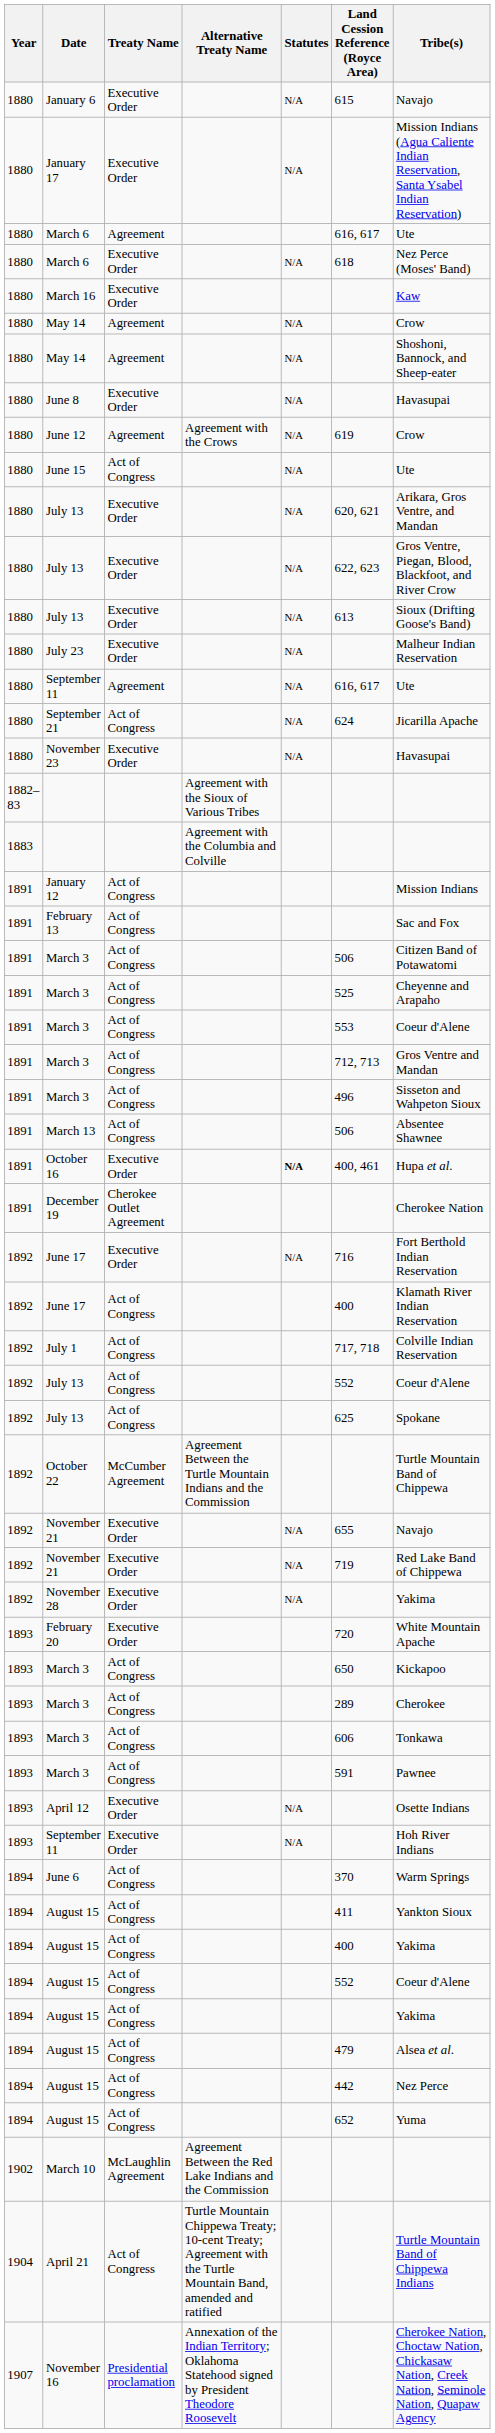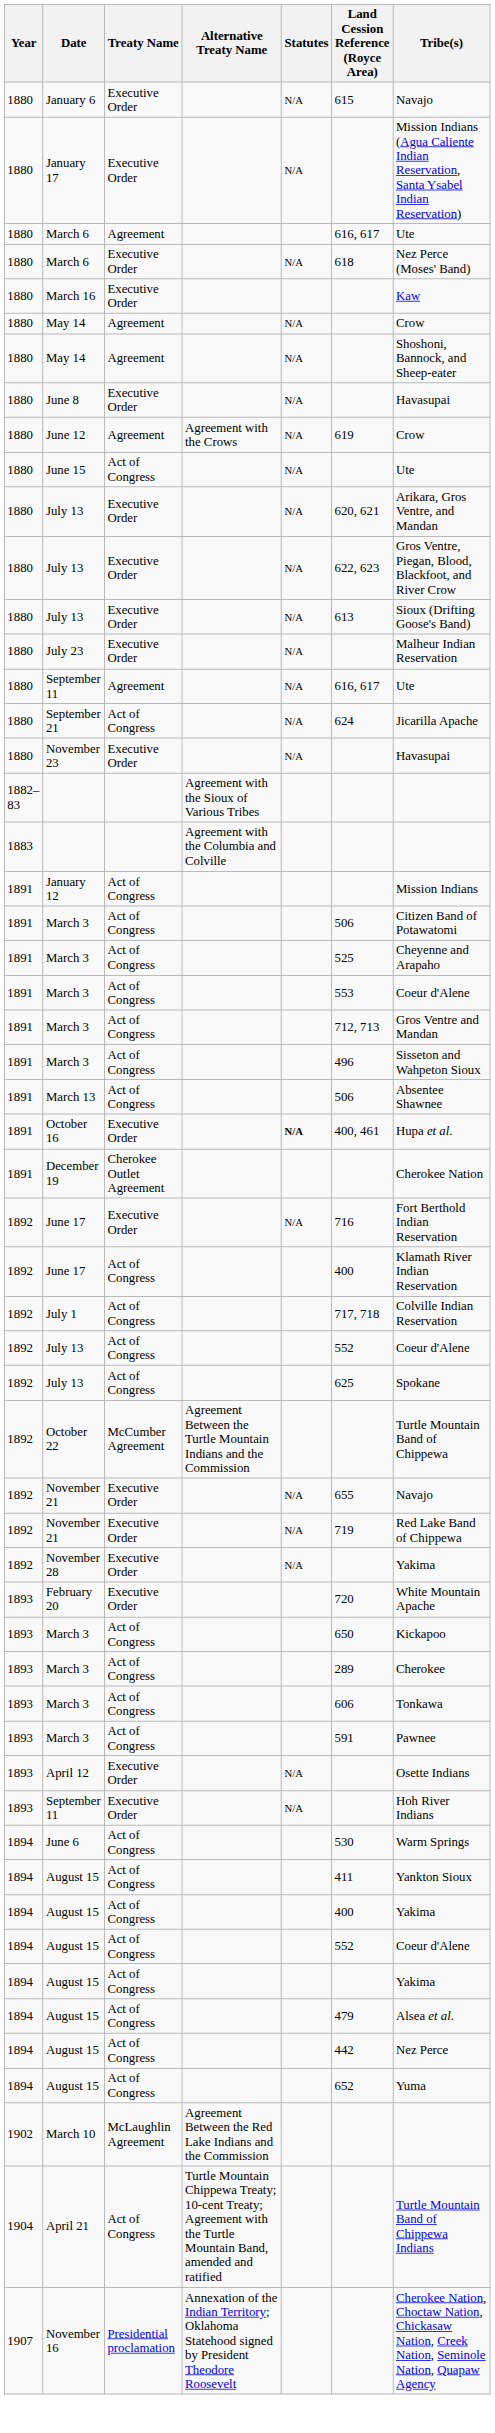- row: (20, 923)
(344, 1877) 370 -> (344, 1842) 530
